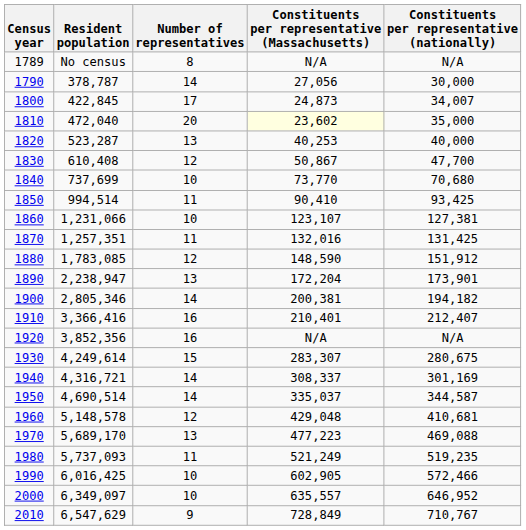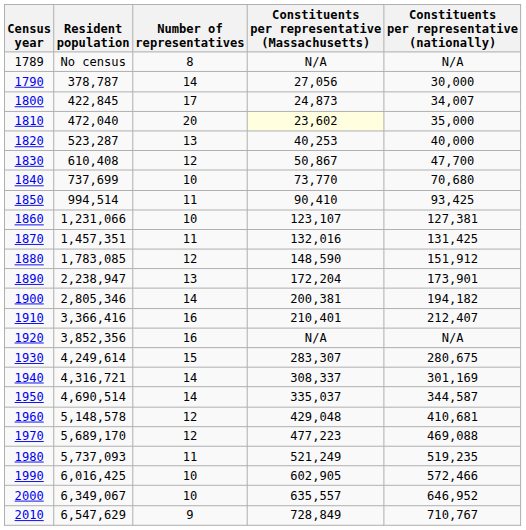(93, 239) 1,257,351 -> (93, 239) 1,457,351
(190, 436) 13 -> (190, 436) 12
(93, 495) 6,349,097 -> (93, 495) 6,349,067
